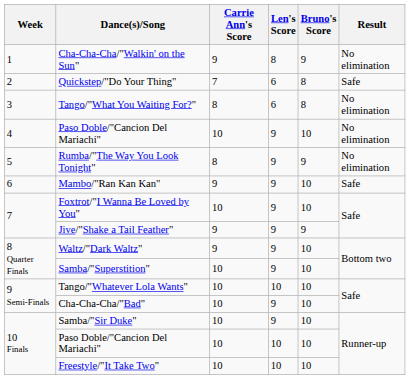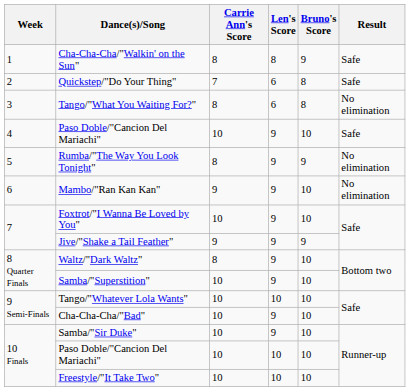(215, 59) 9 -> (215, 59) 8
(365, 59) No elimination -> (351, 59) Safe
(365, 133) No elimination -> (351, 133) Safe
(351, 184) Safe -> (365, 190) No elimination
(215, 248) 9 -> (215, 260) 8
